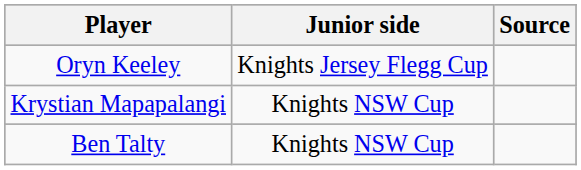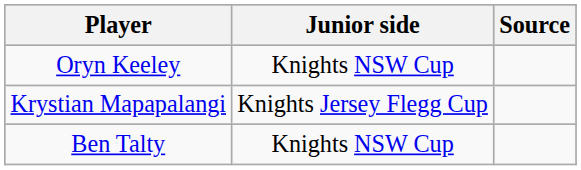(363, 64) Knights Jersey Flegg Cup -> (363, 64) Knights NSW Cup
(363, 104) Knights NSW Cup -> (363, 104) Knights Jersey Flegg Cup
